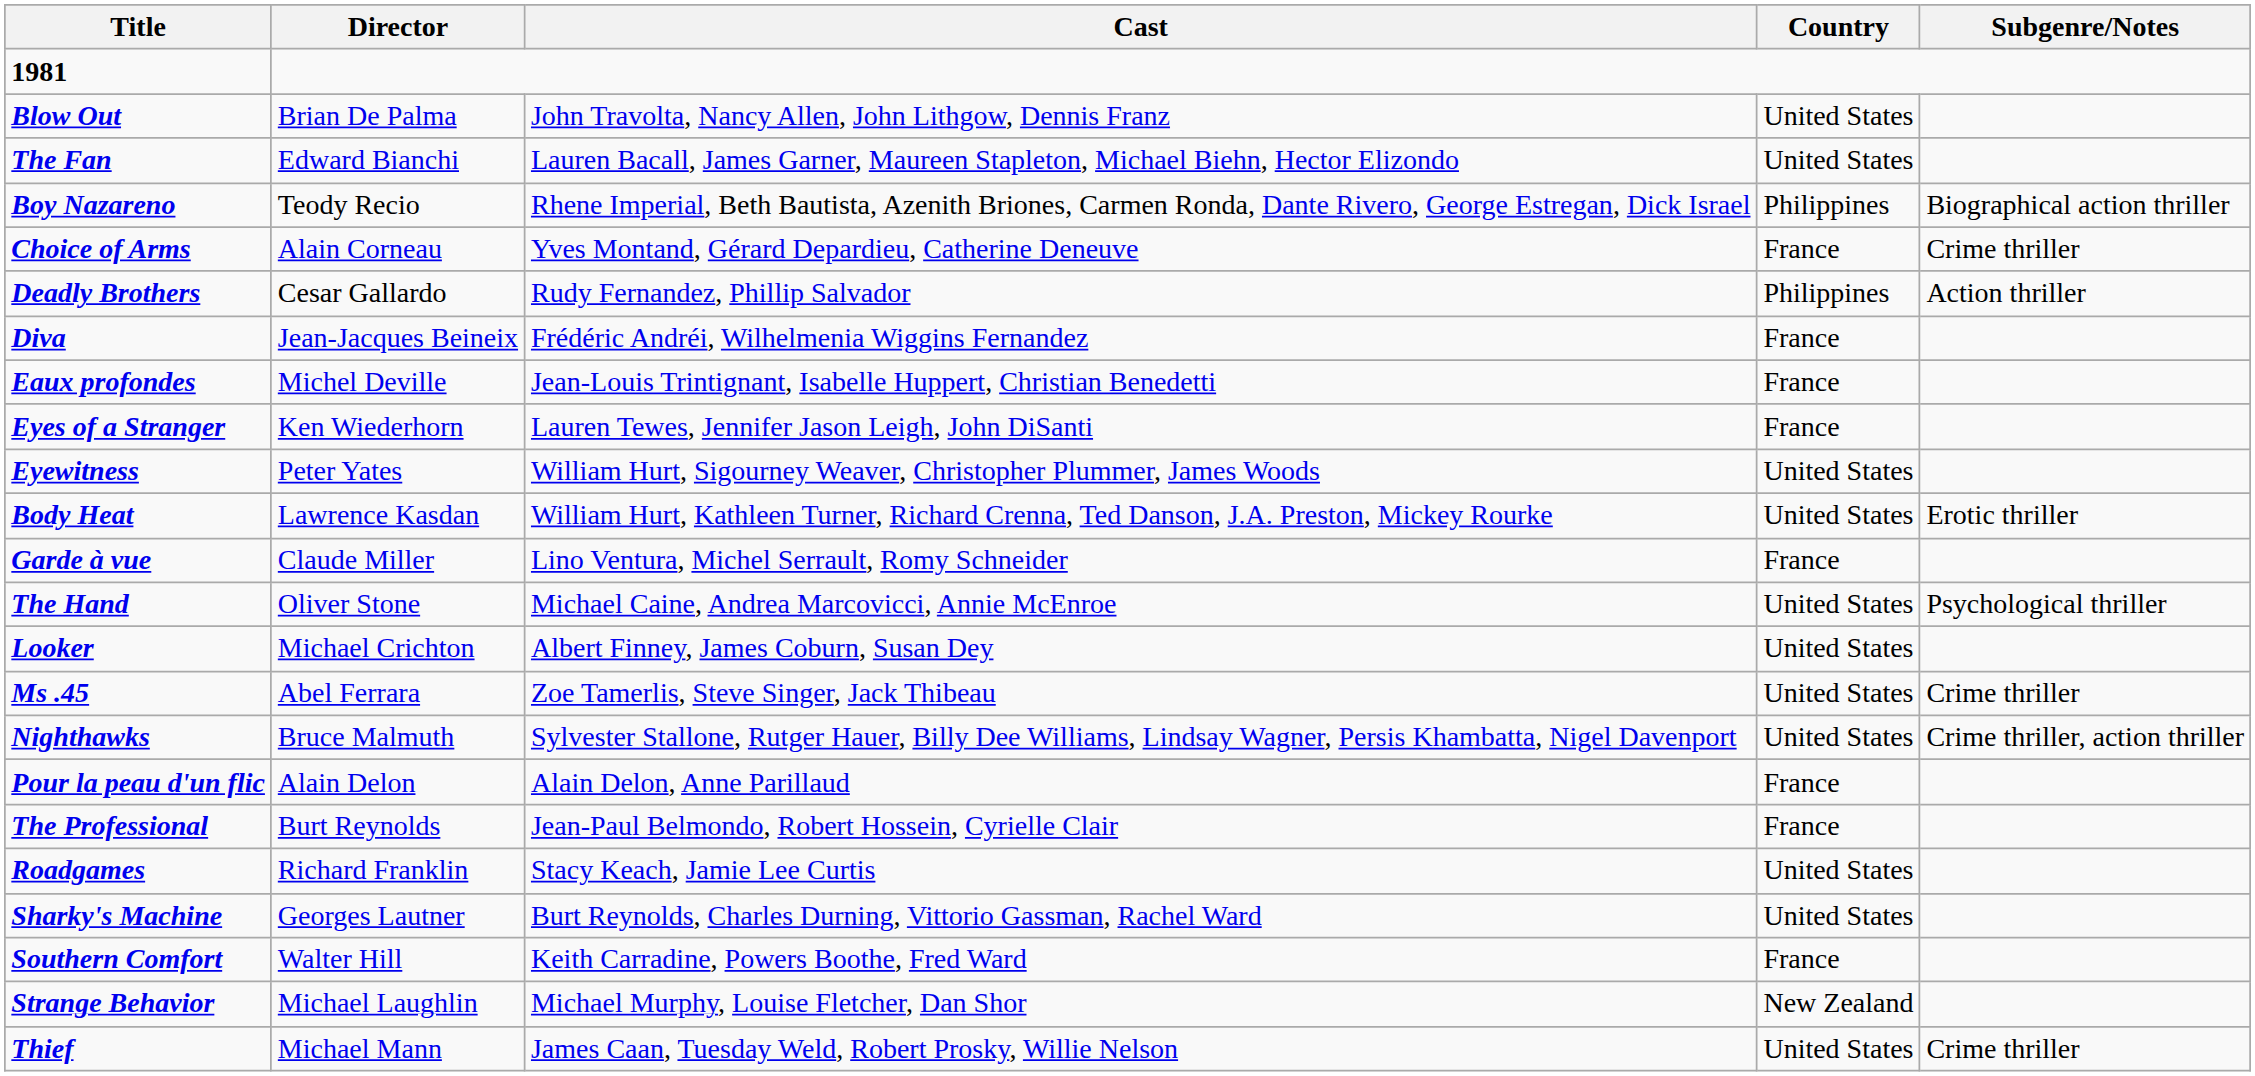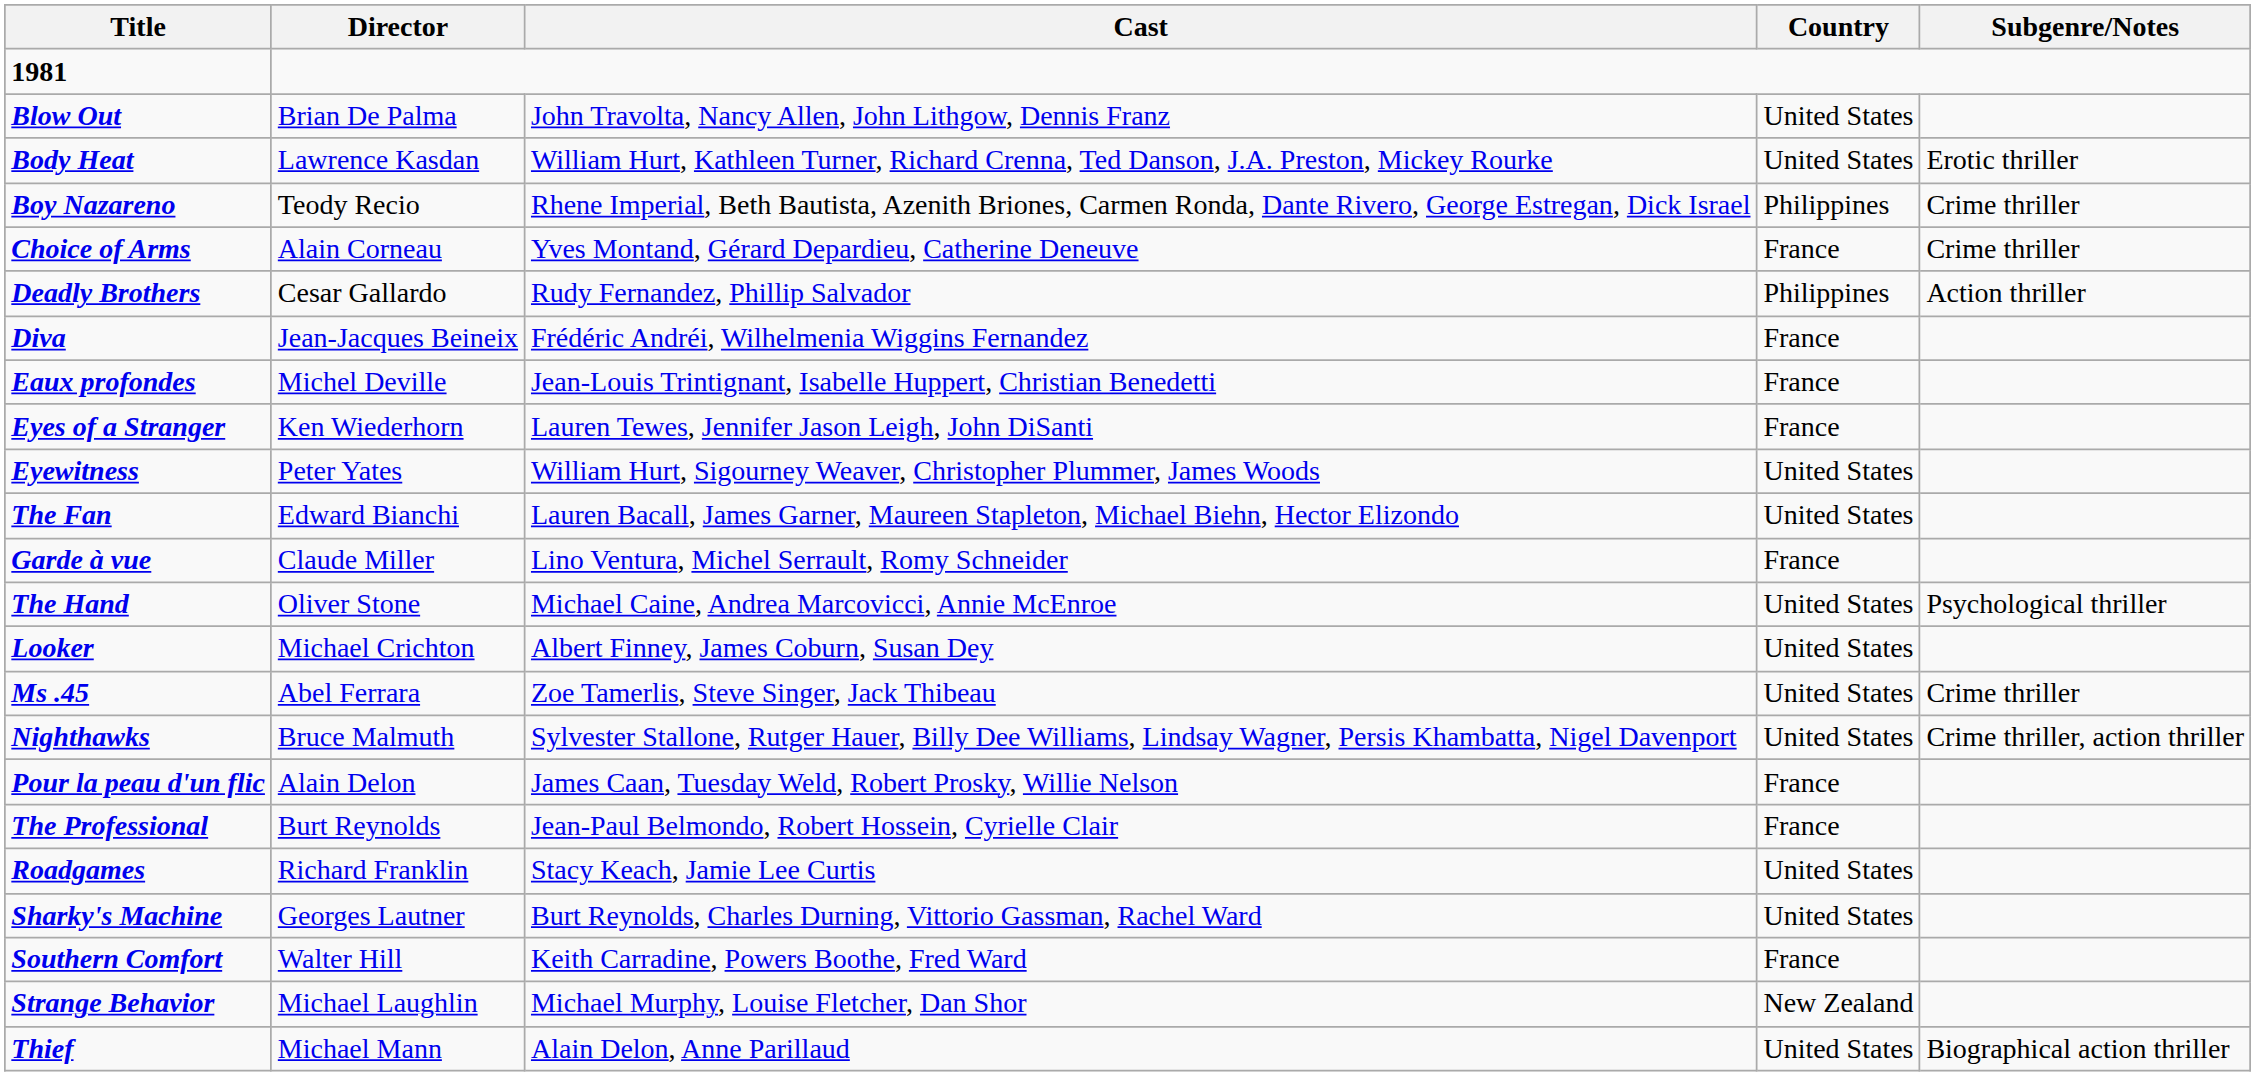rows swapped: (72, 515) <-> (62, 159)
(2078, 204) Biographical action thriller -> (2003, 204) Crime thriller
(690, 781) Alain Delon, Anne Parillaud -> (855, 781) James Caan, Tuesday Weld, Robert Prosky, Willie Nelson
(855, 1048) James Caan, Tuesday Weld, Robert Prosky, Willie Nelson -> (690, 1048) Alain Delon, Anne Parillaud
(2003, 1048) Crime thriller -> (2078, 1048) Biographical action thriller
